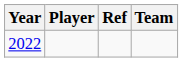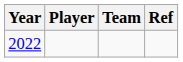columns swapped: (154, 17) <-> (115, 17)
